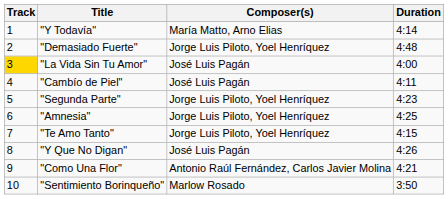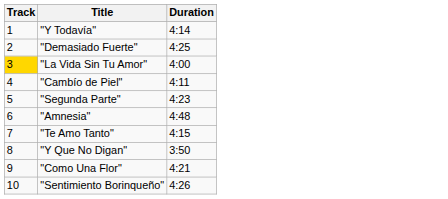- column: (280, 13)
(407, 47) 4:48 -> (180, 47) 4:25
(407, 116) 4:25 -> (180, 116) 4:48
(407, 151) 4:26 -> (180, 151) 3:50
(407, 185) 3:50 -> (180, 185) 4:26
